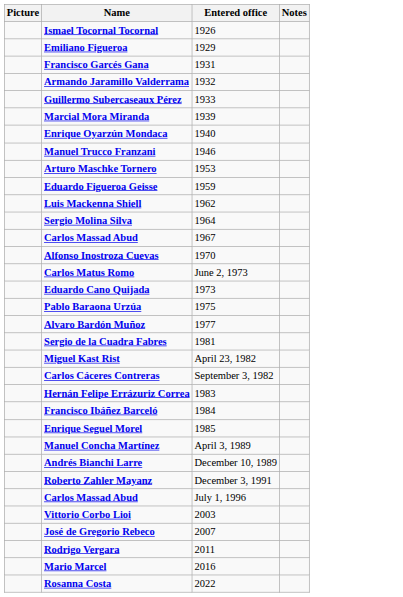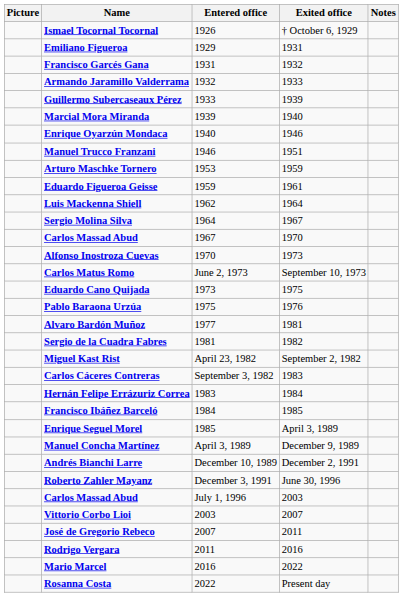+ column: (324, 13)
